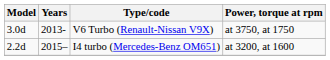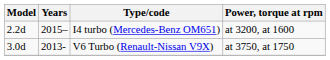rows swapped: (143, 30) <-> (146, 47)
